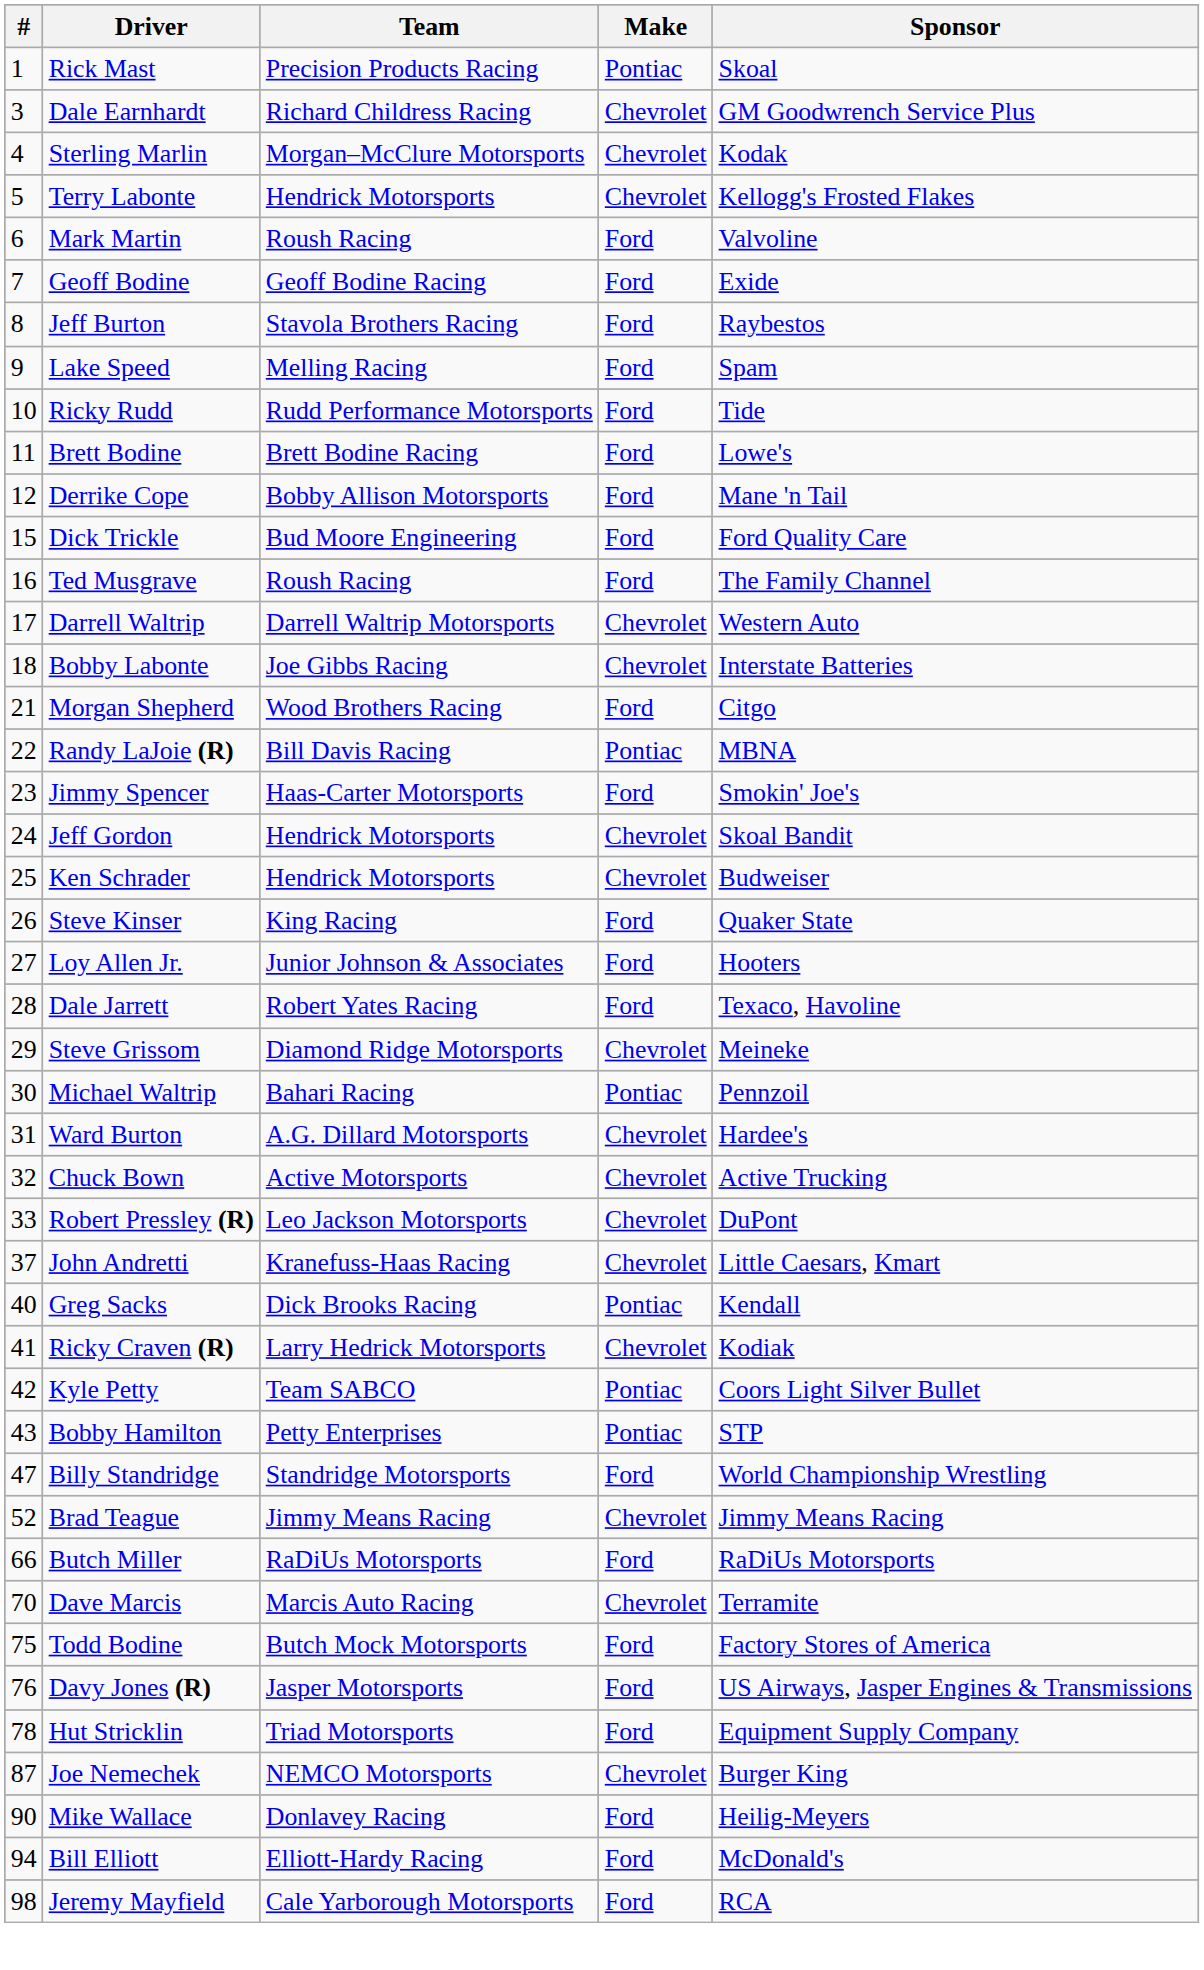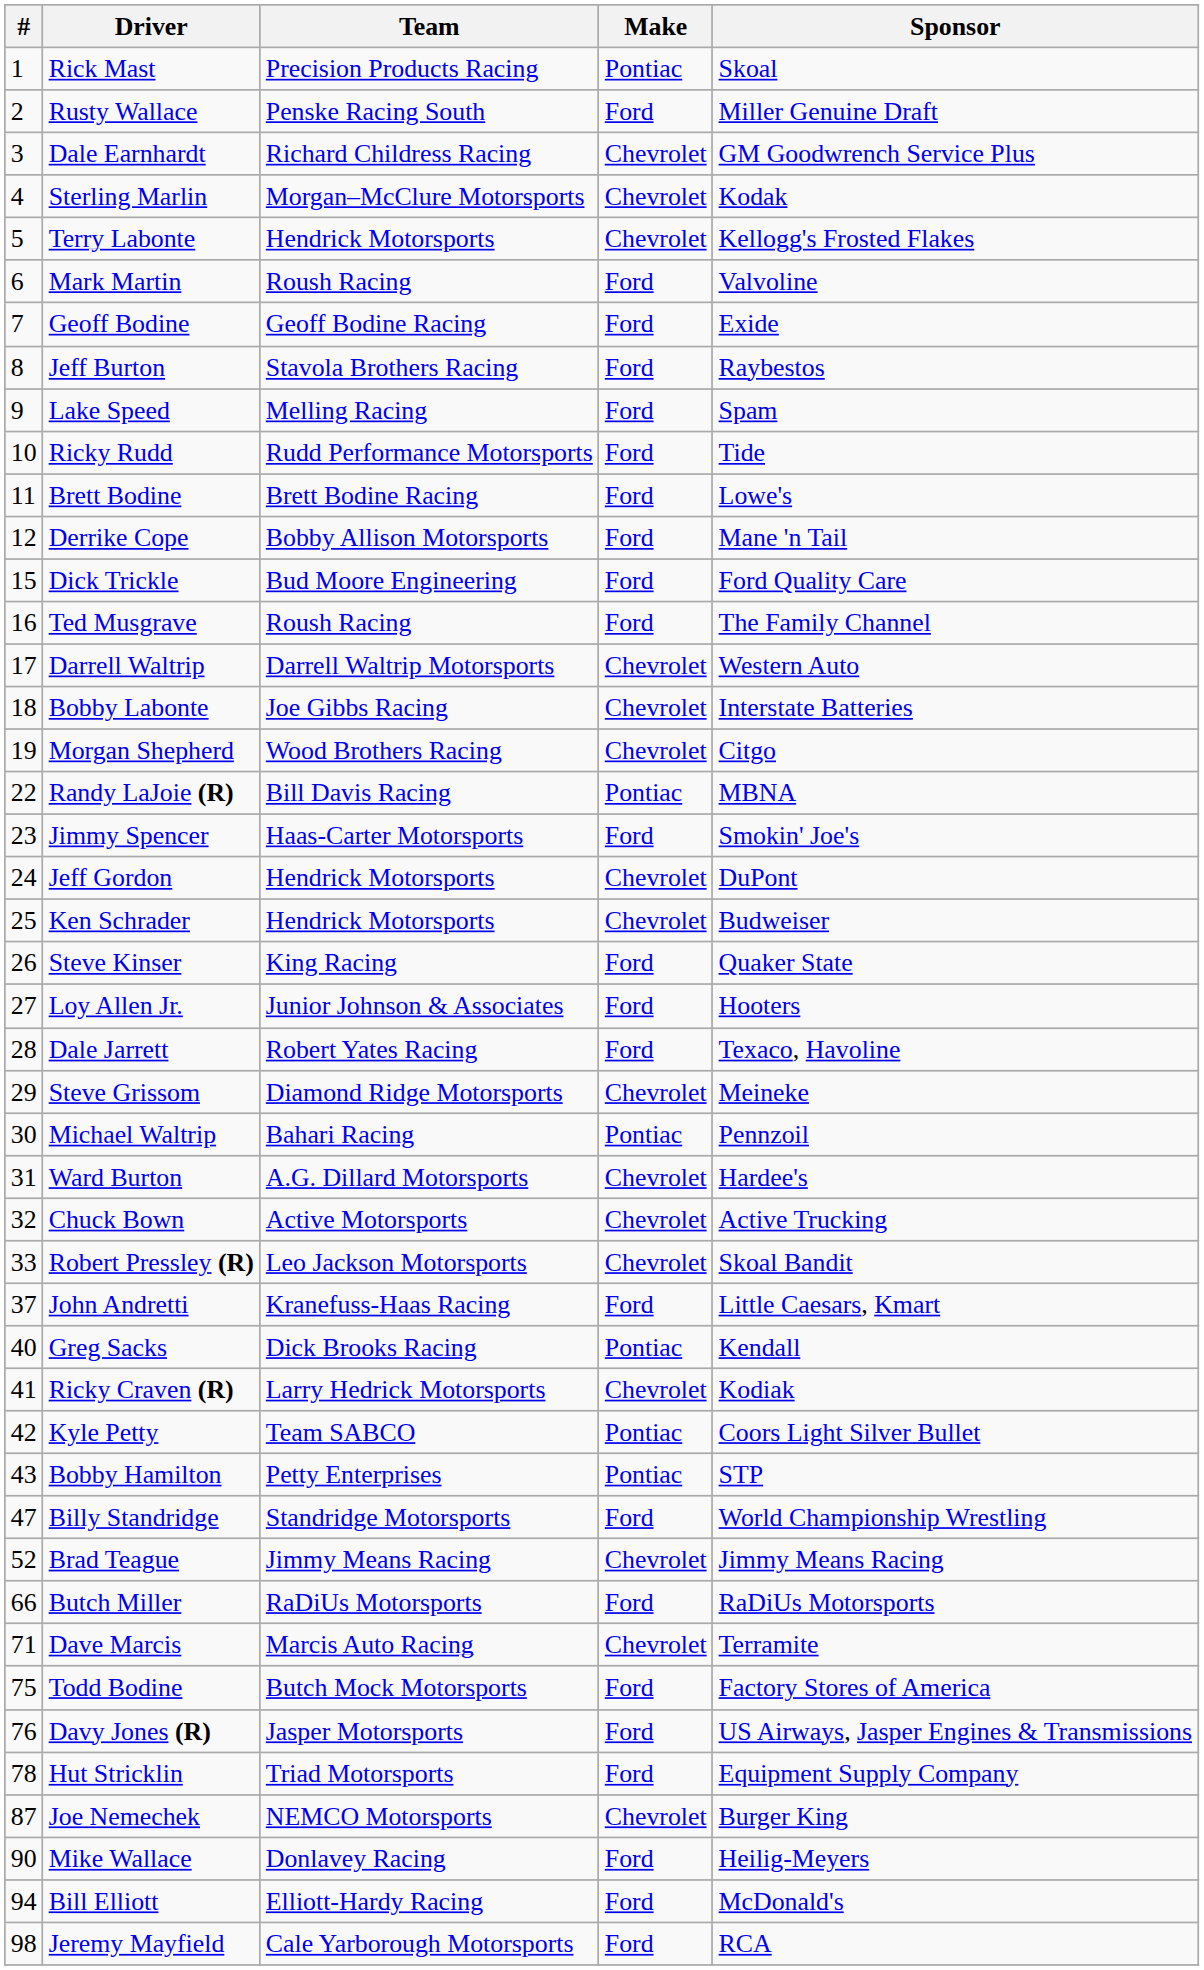+ row: (123, 111)
(24, 707) 21 -> (24, 750) 19
(629, 707) Ford -> (656, 750) Chevrolet
(786, 835) Skoal Bandit -> (758, 878) DuPont
(758, 1218) DuPont -> (786, 1261) Skoal Bandit
(656, 1261) Chevrolet -> (629, 1304) Ford
(24, 1602) 70 -> (24, 1645) 71
